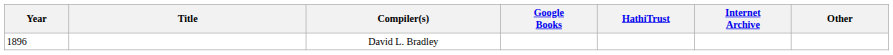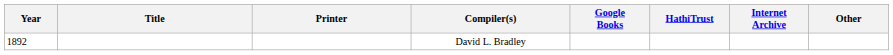+ column: (331, 19)
(17, 41) 1896 -> (17, 41) 1892
